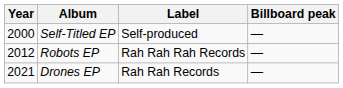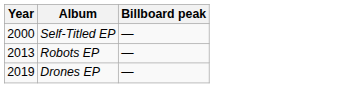- column: (183, 14)
(21, 53) 2012 -> (21, 53) 2013
(21, 72) 2021 -> (21, 72) 2019
